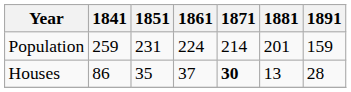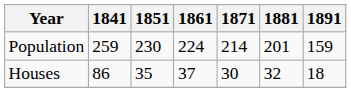(148, 45) 231 -> (148, 45) 230
(230, 73) bold -> (230, 73) normal
(273, 73) 13 -> (273, 73) 32
(316, 73) 28 -> (316, 73) 18
